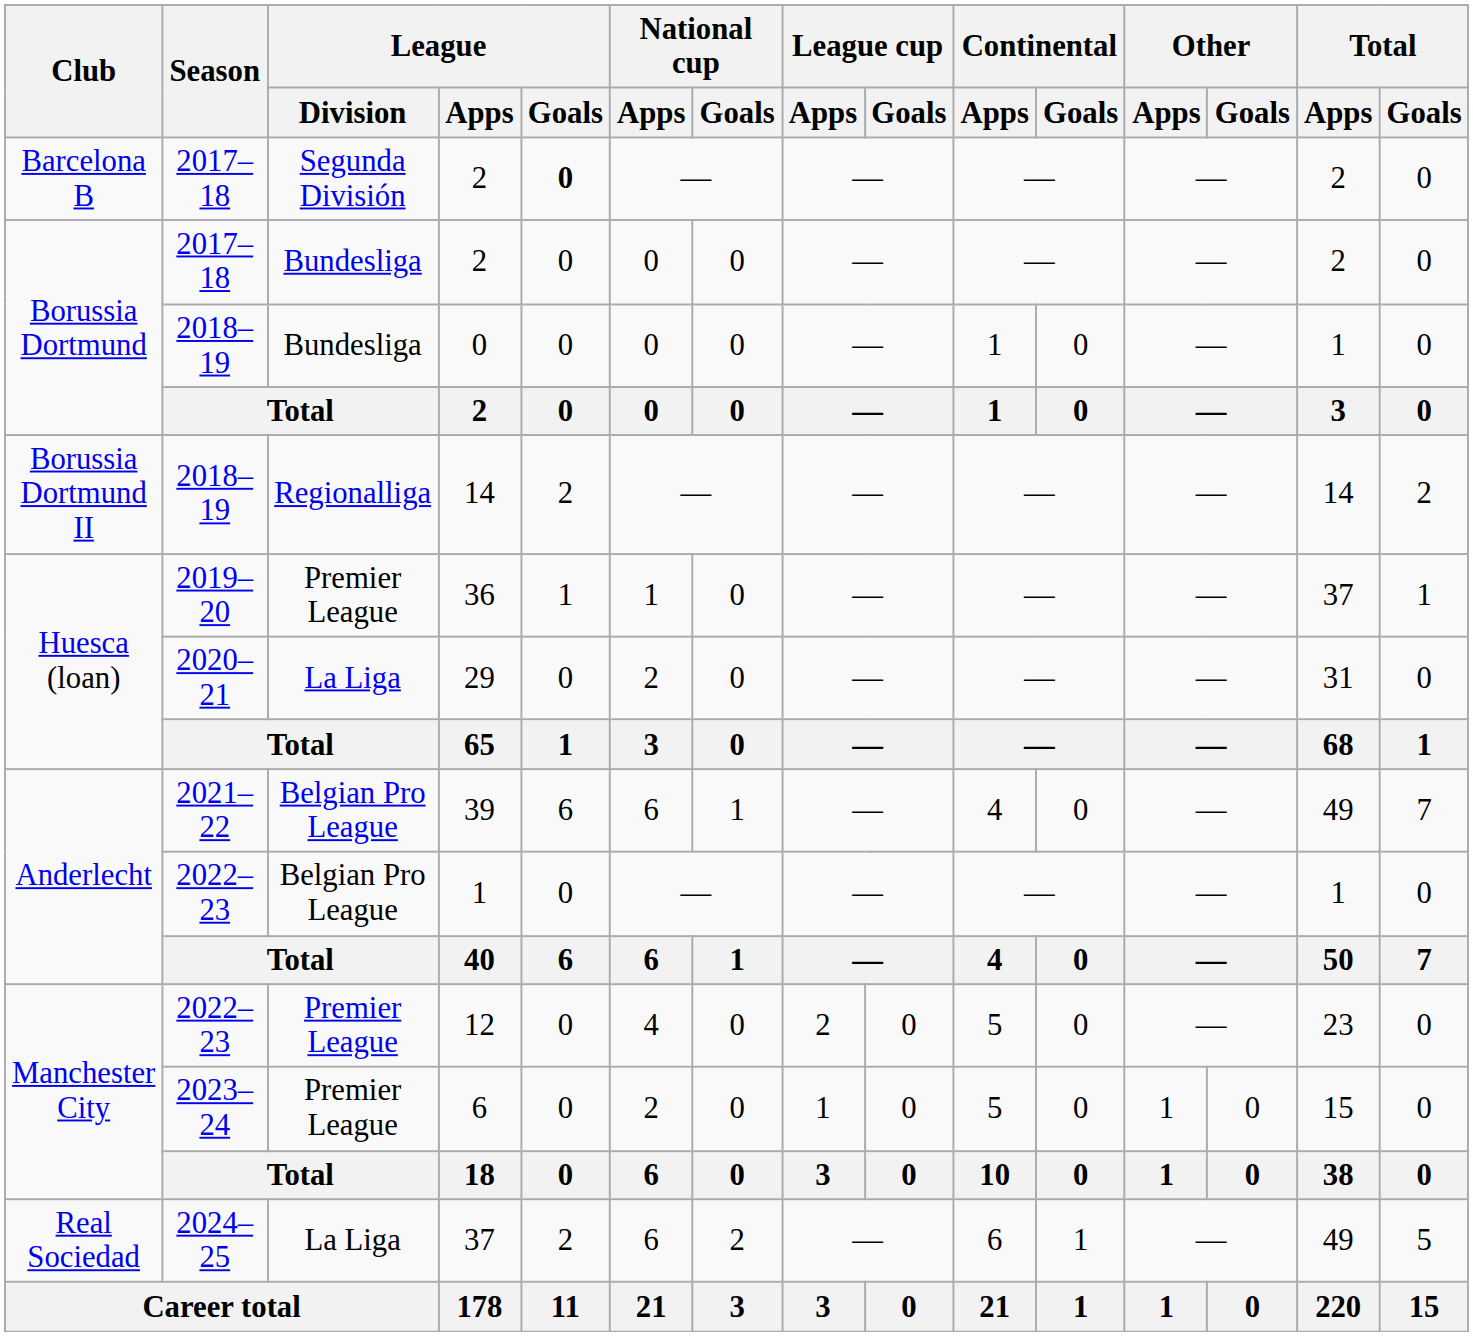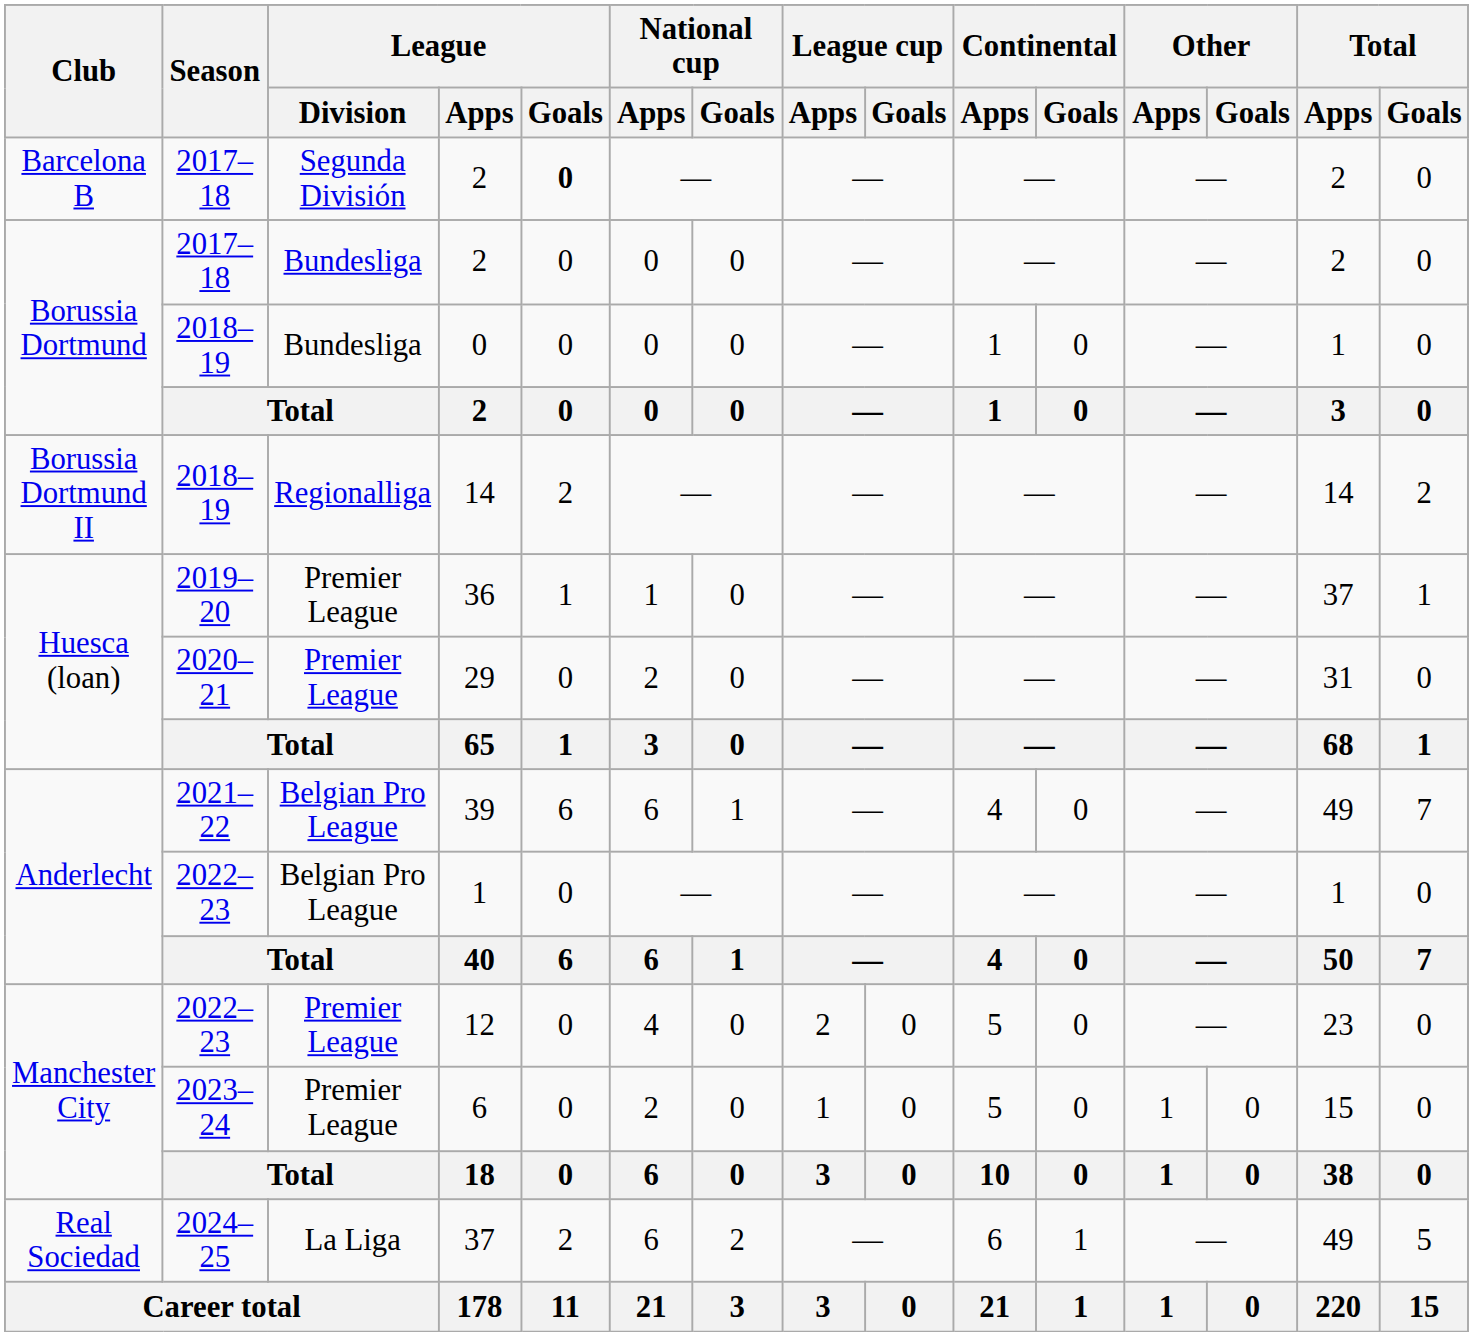(353, 677) La Liga -> (353, 677) Premier League
